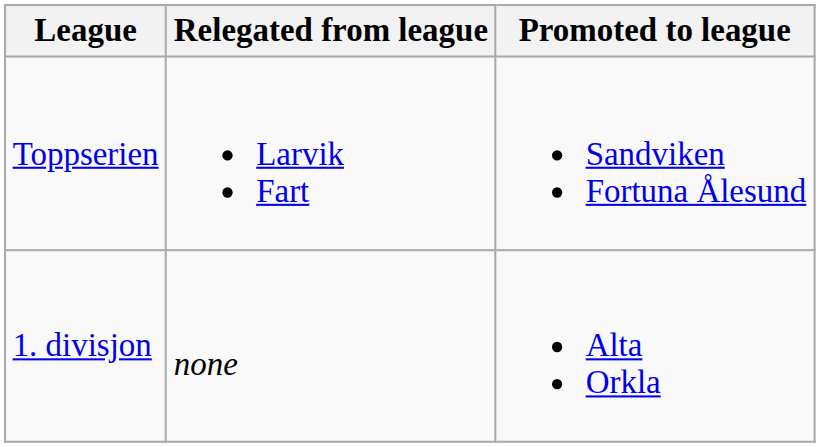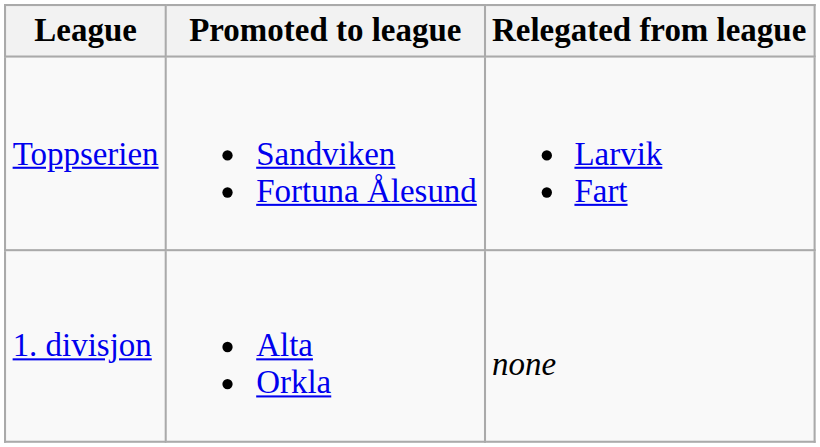columns swapped: (655, 30) <-> (331, 30)
